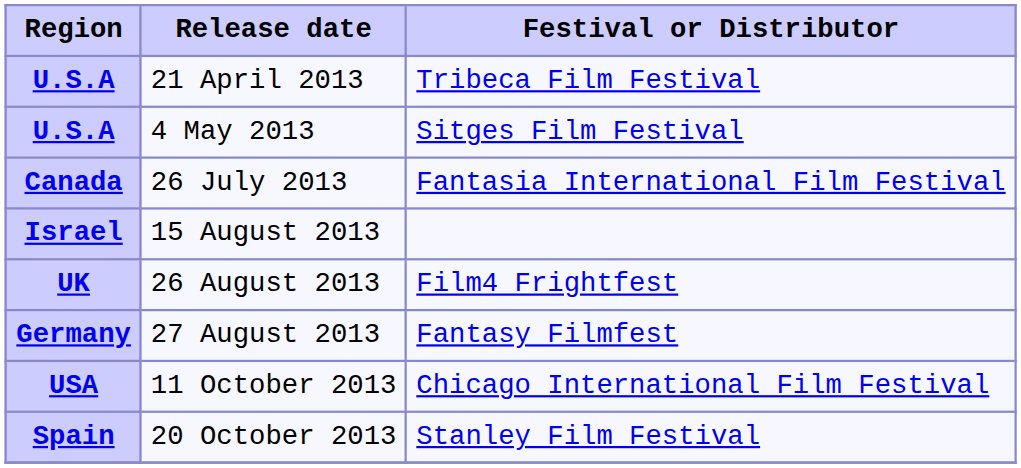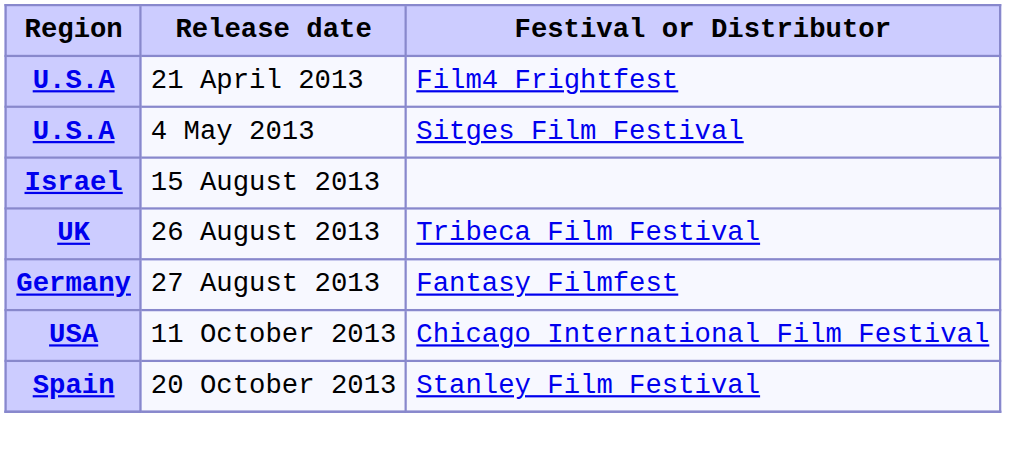(588, 81) Tribeca Film Festival -> (547, 81) Film4 Frightfest
- row: (249, 183)
(547, 285) Film4 Frightfest -> (588, 234) Tribeca Film Festival
